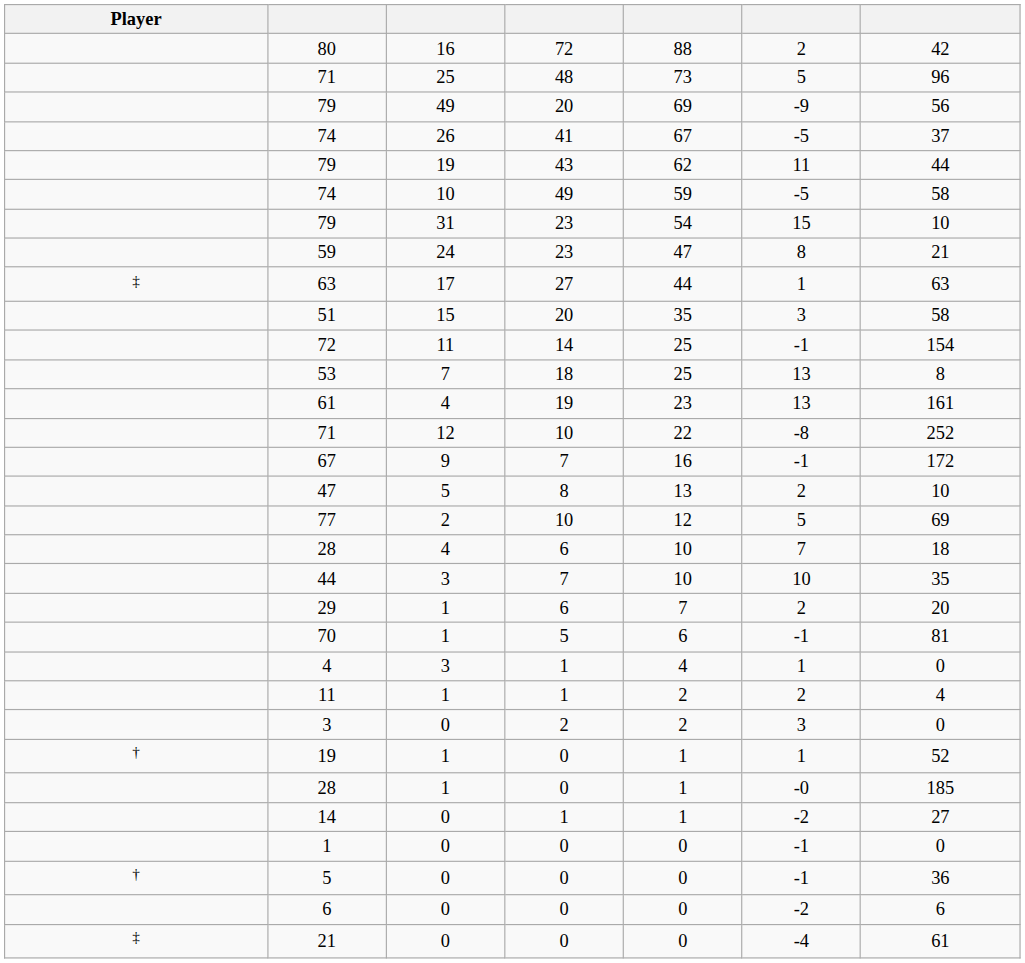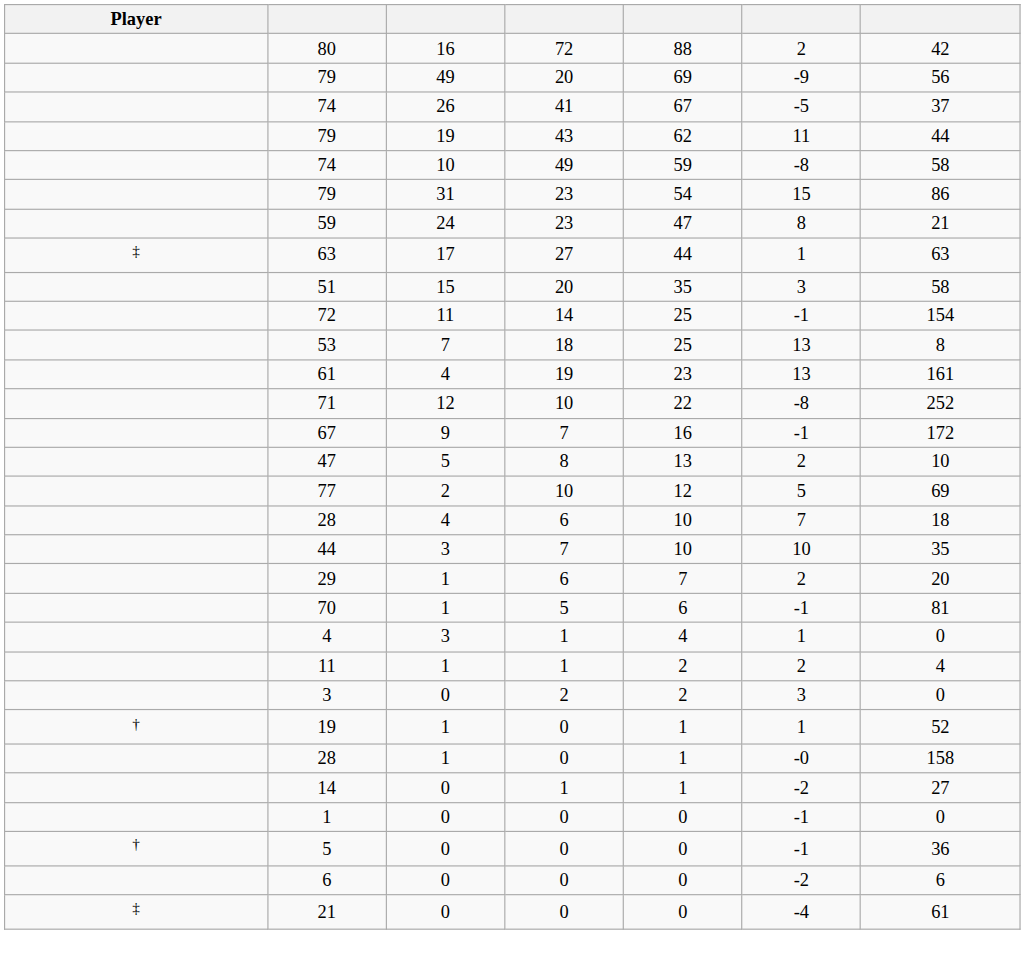- row: (327, 77)
(801, 194) -5 -> (801, 164) -8
(940, 223) 10 -> (940, 194) 86
(940, 787) 185 -> (940, 758) 158
